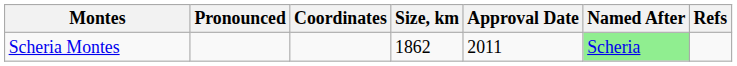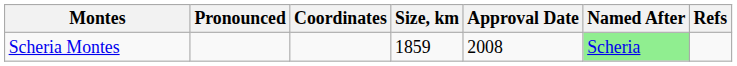(413, 46) 1862 -> (413, 46) 1859
(485, 46) 2011 -> (485, 46) 2008
